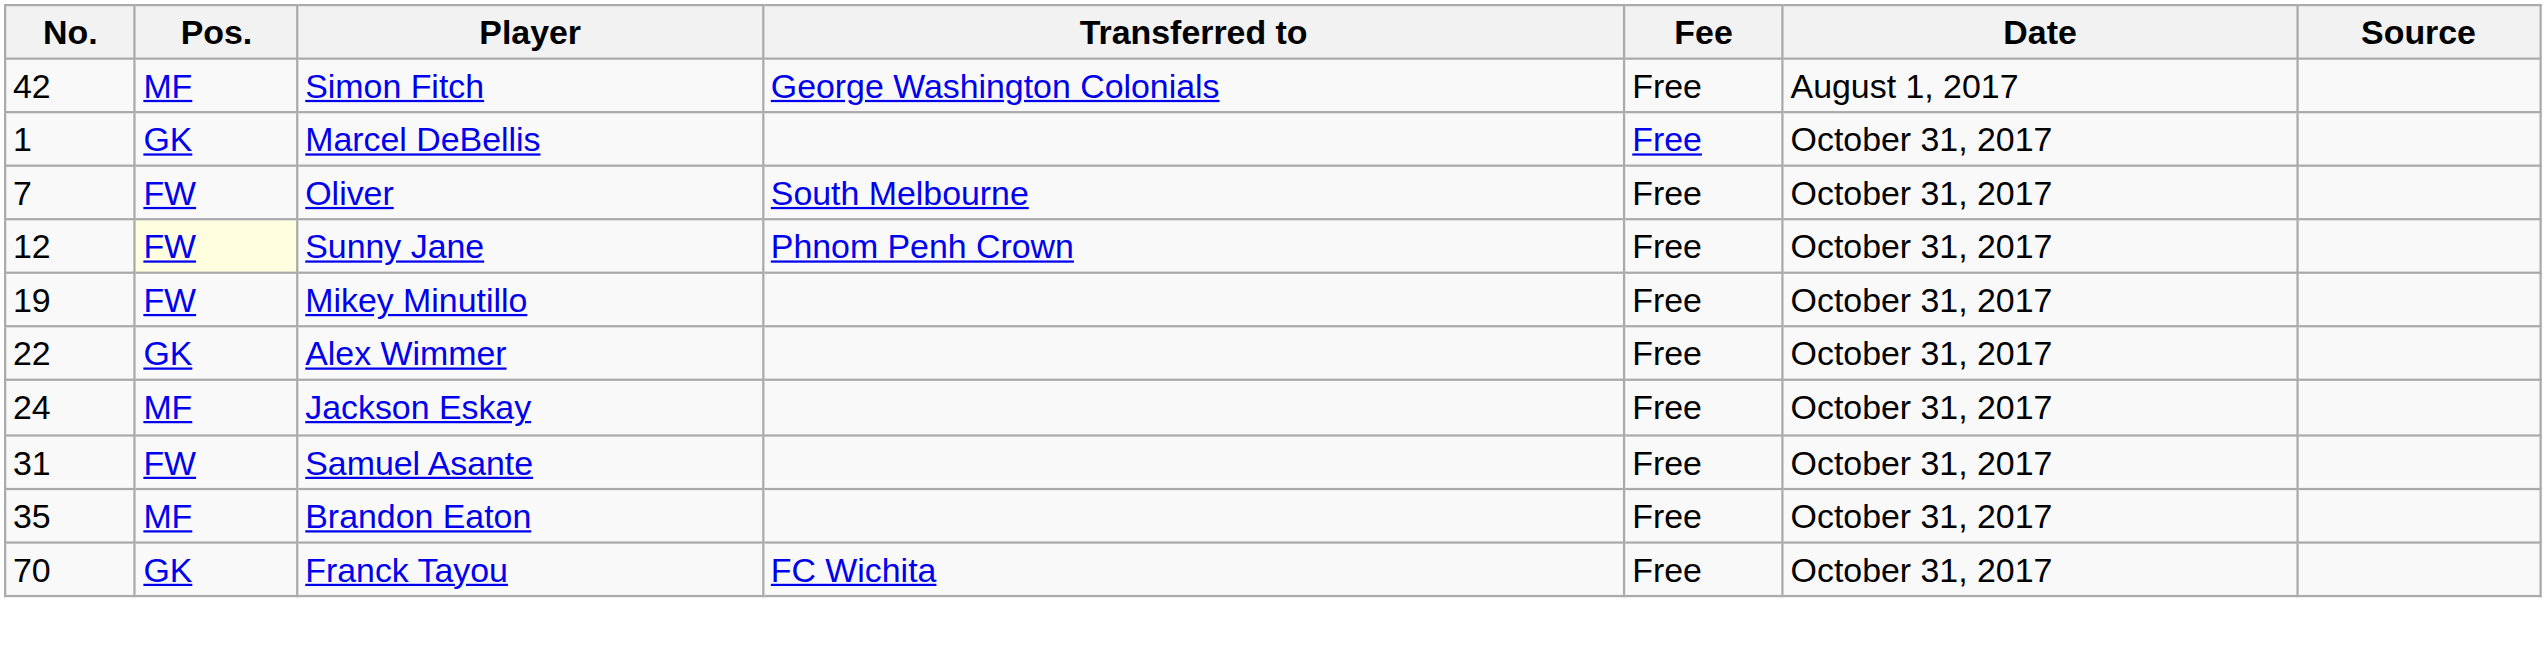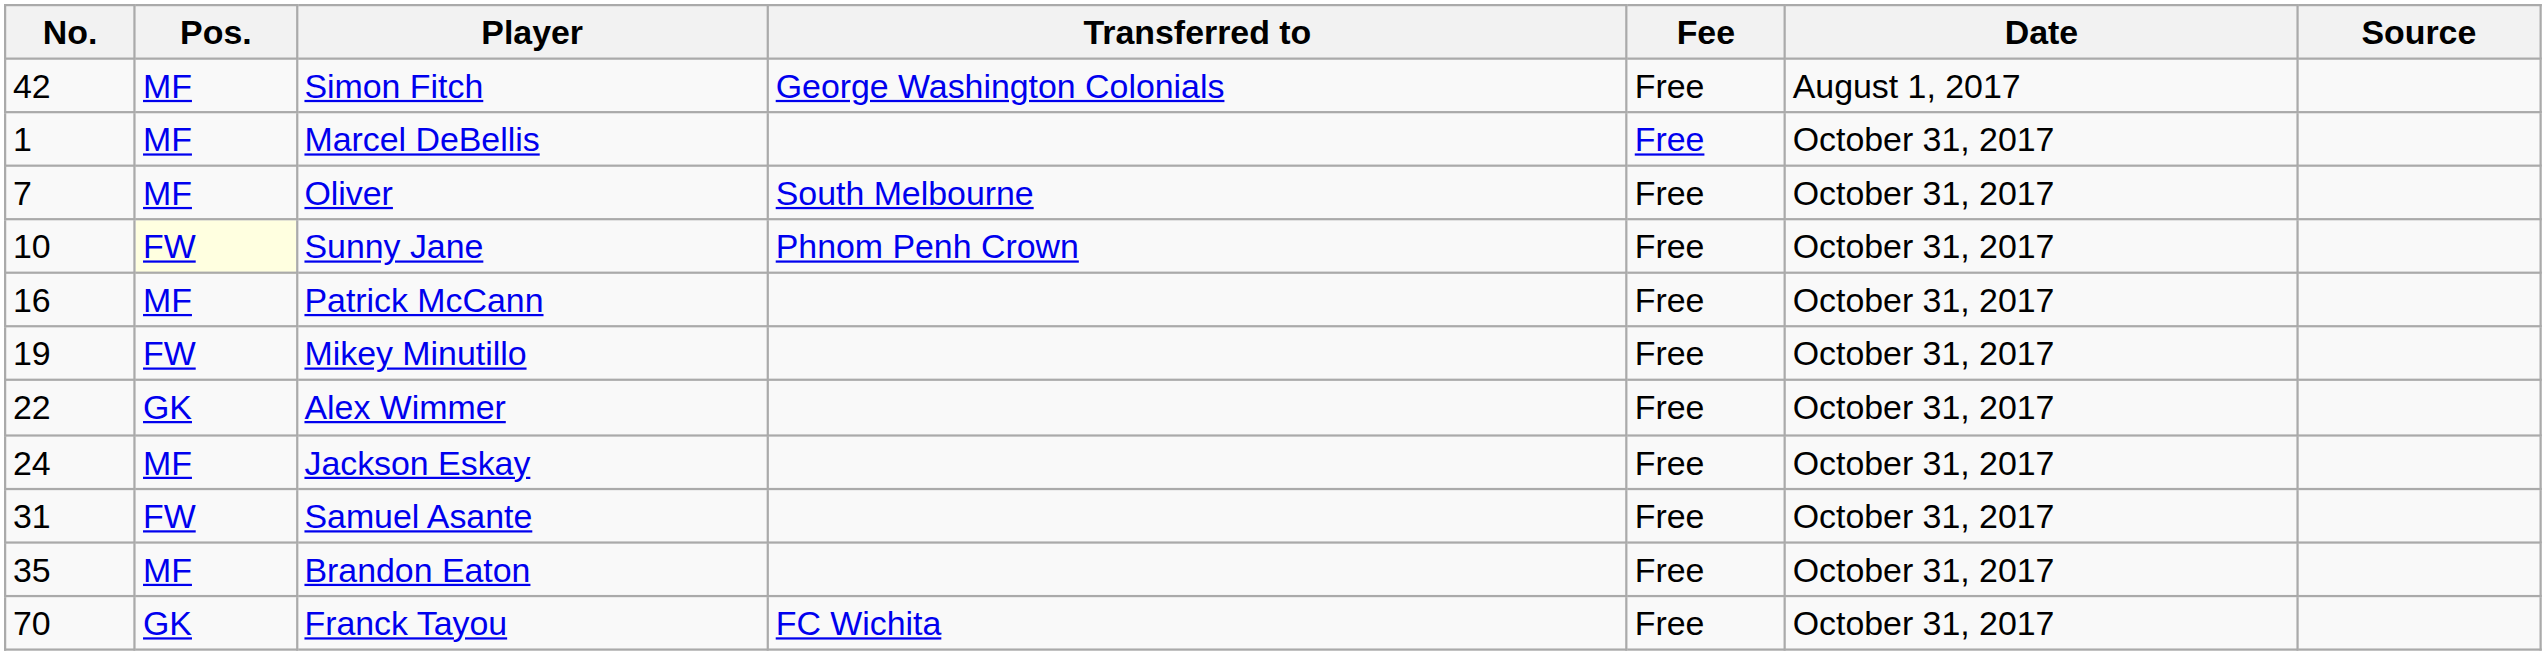(168, 139) GK -> (167, 139) MF
(170, 193) FW -> (167, 193) MF
(32, 247) 12 -> (32, 247) 10
+ row: (424, 300)
